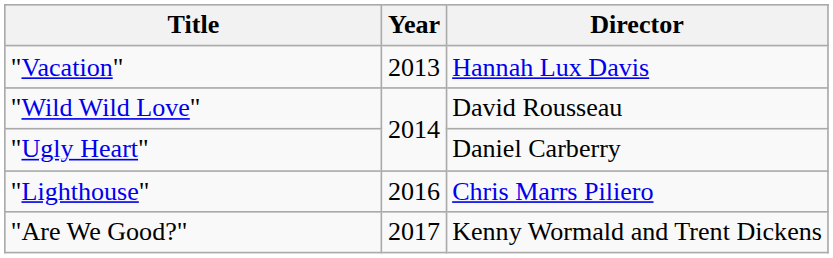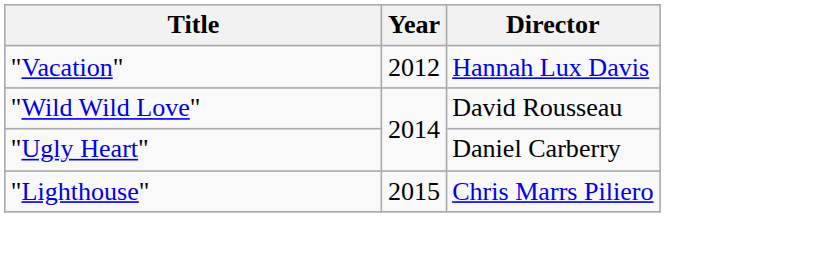(414, 66) 2013 -> (414, 66) 2012
(414, 190) 2016 -> (414, 190) 2015
- row: (99, 231)
